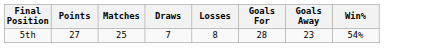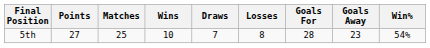+ column: (168, 17)
